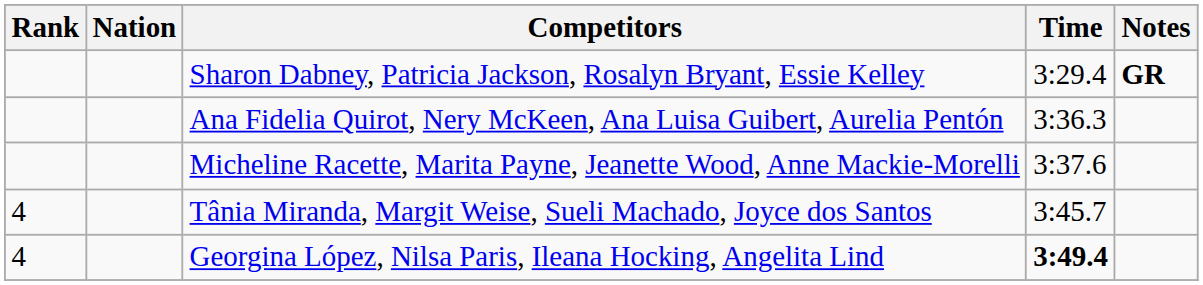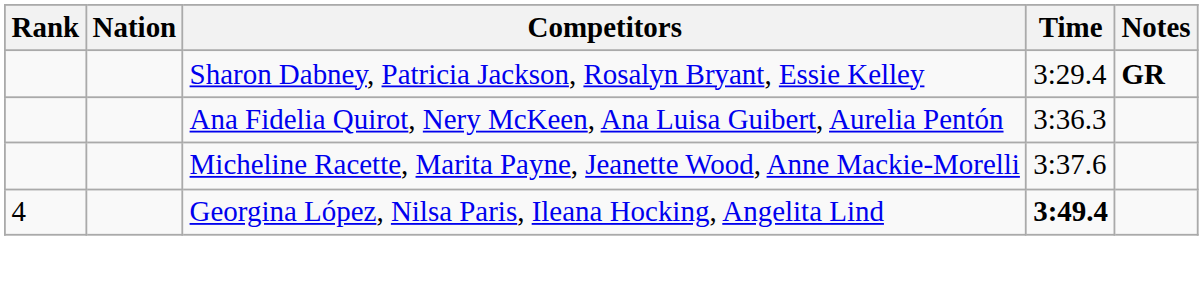- row: (561, 211)
